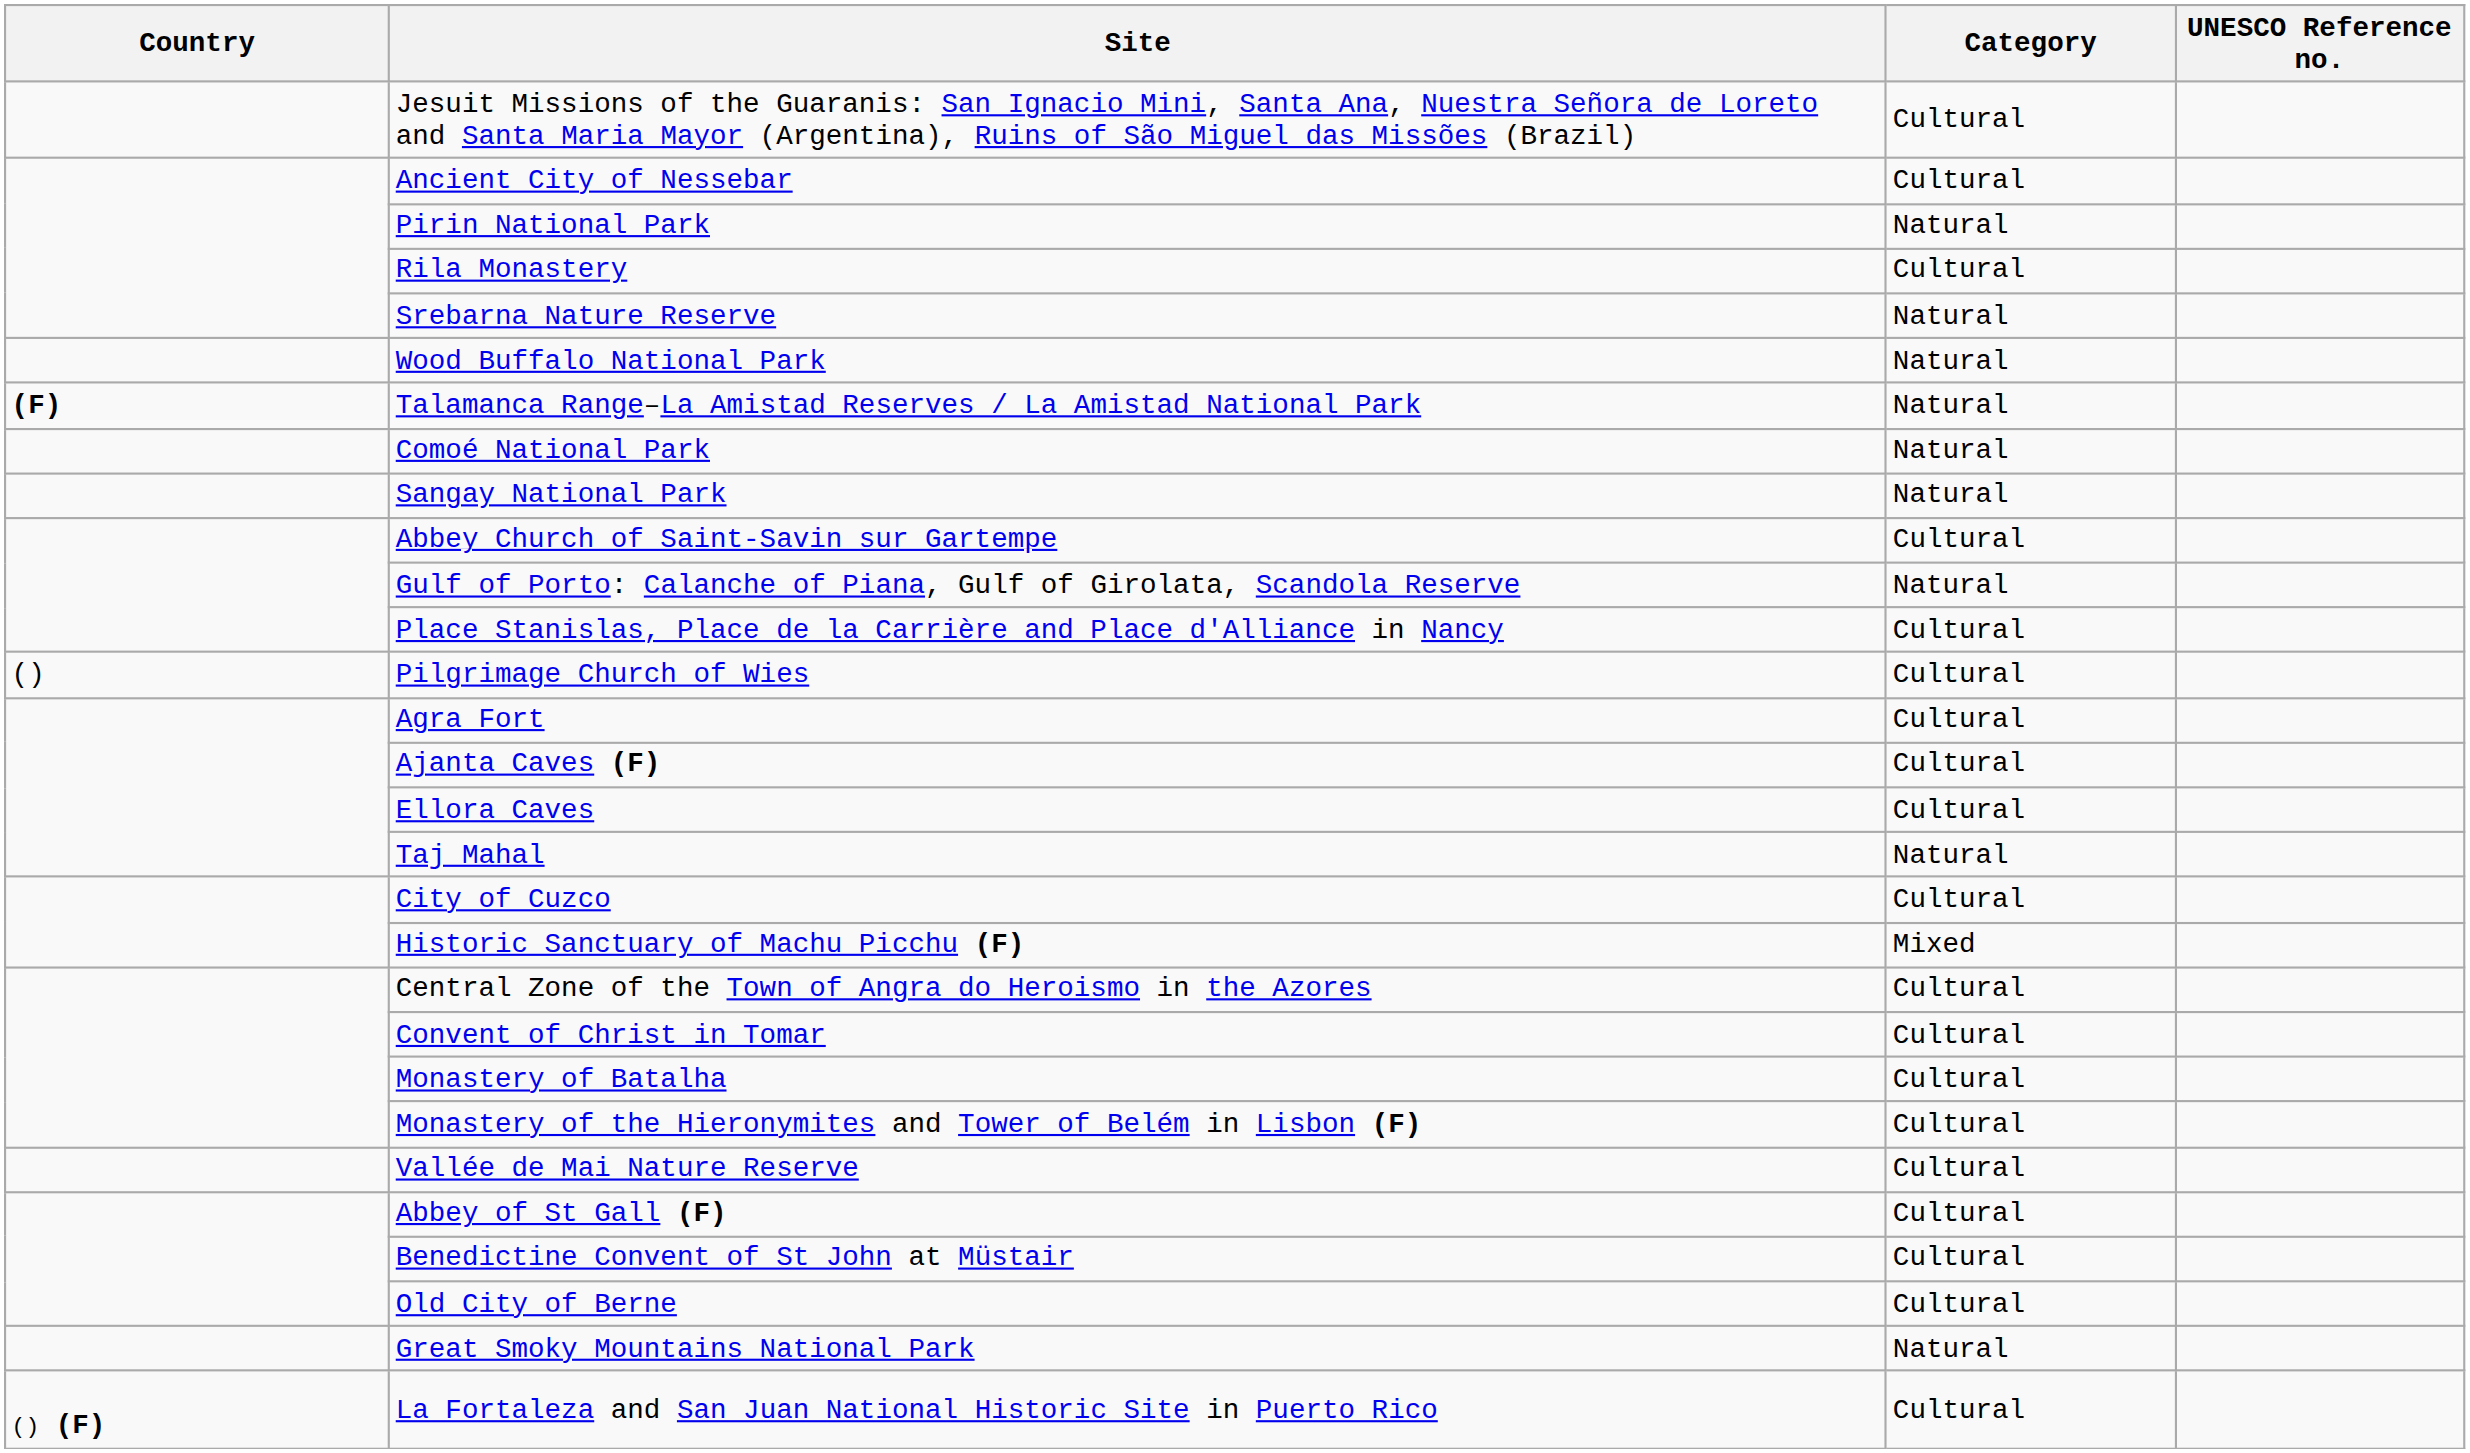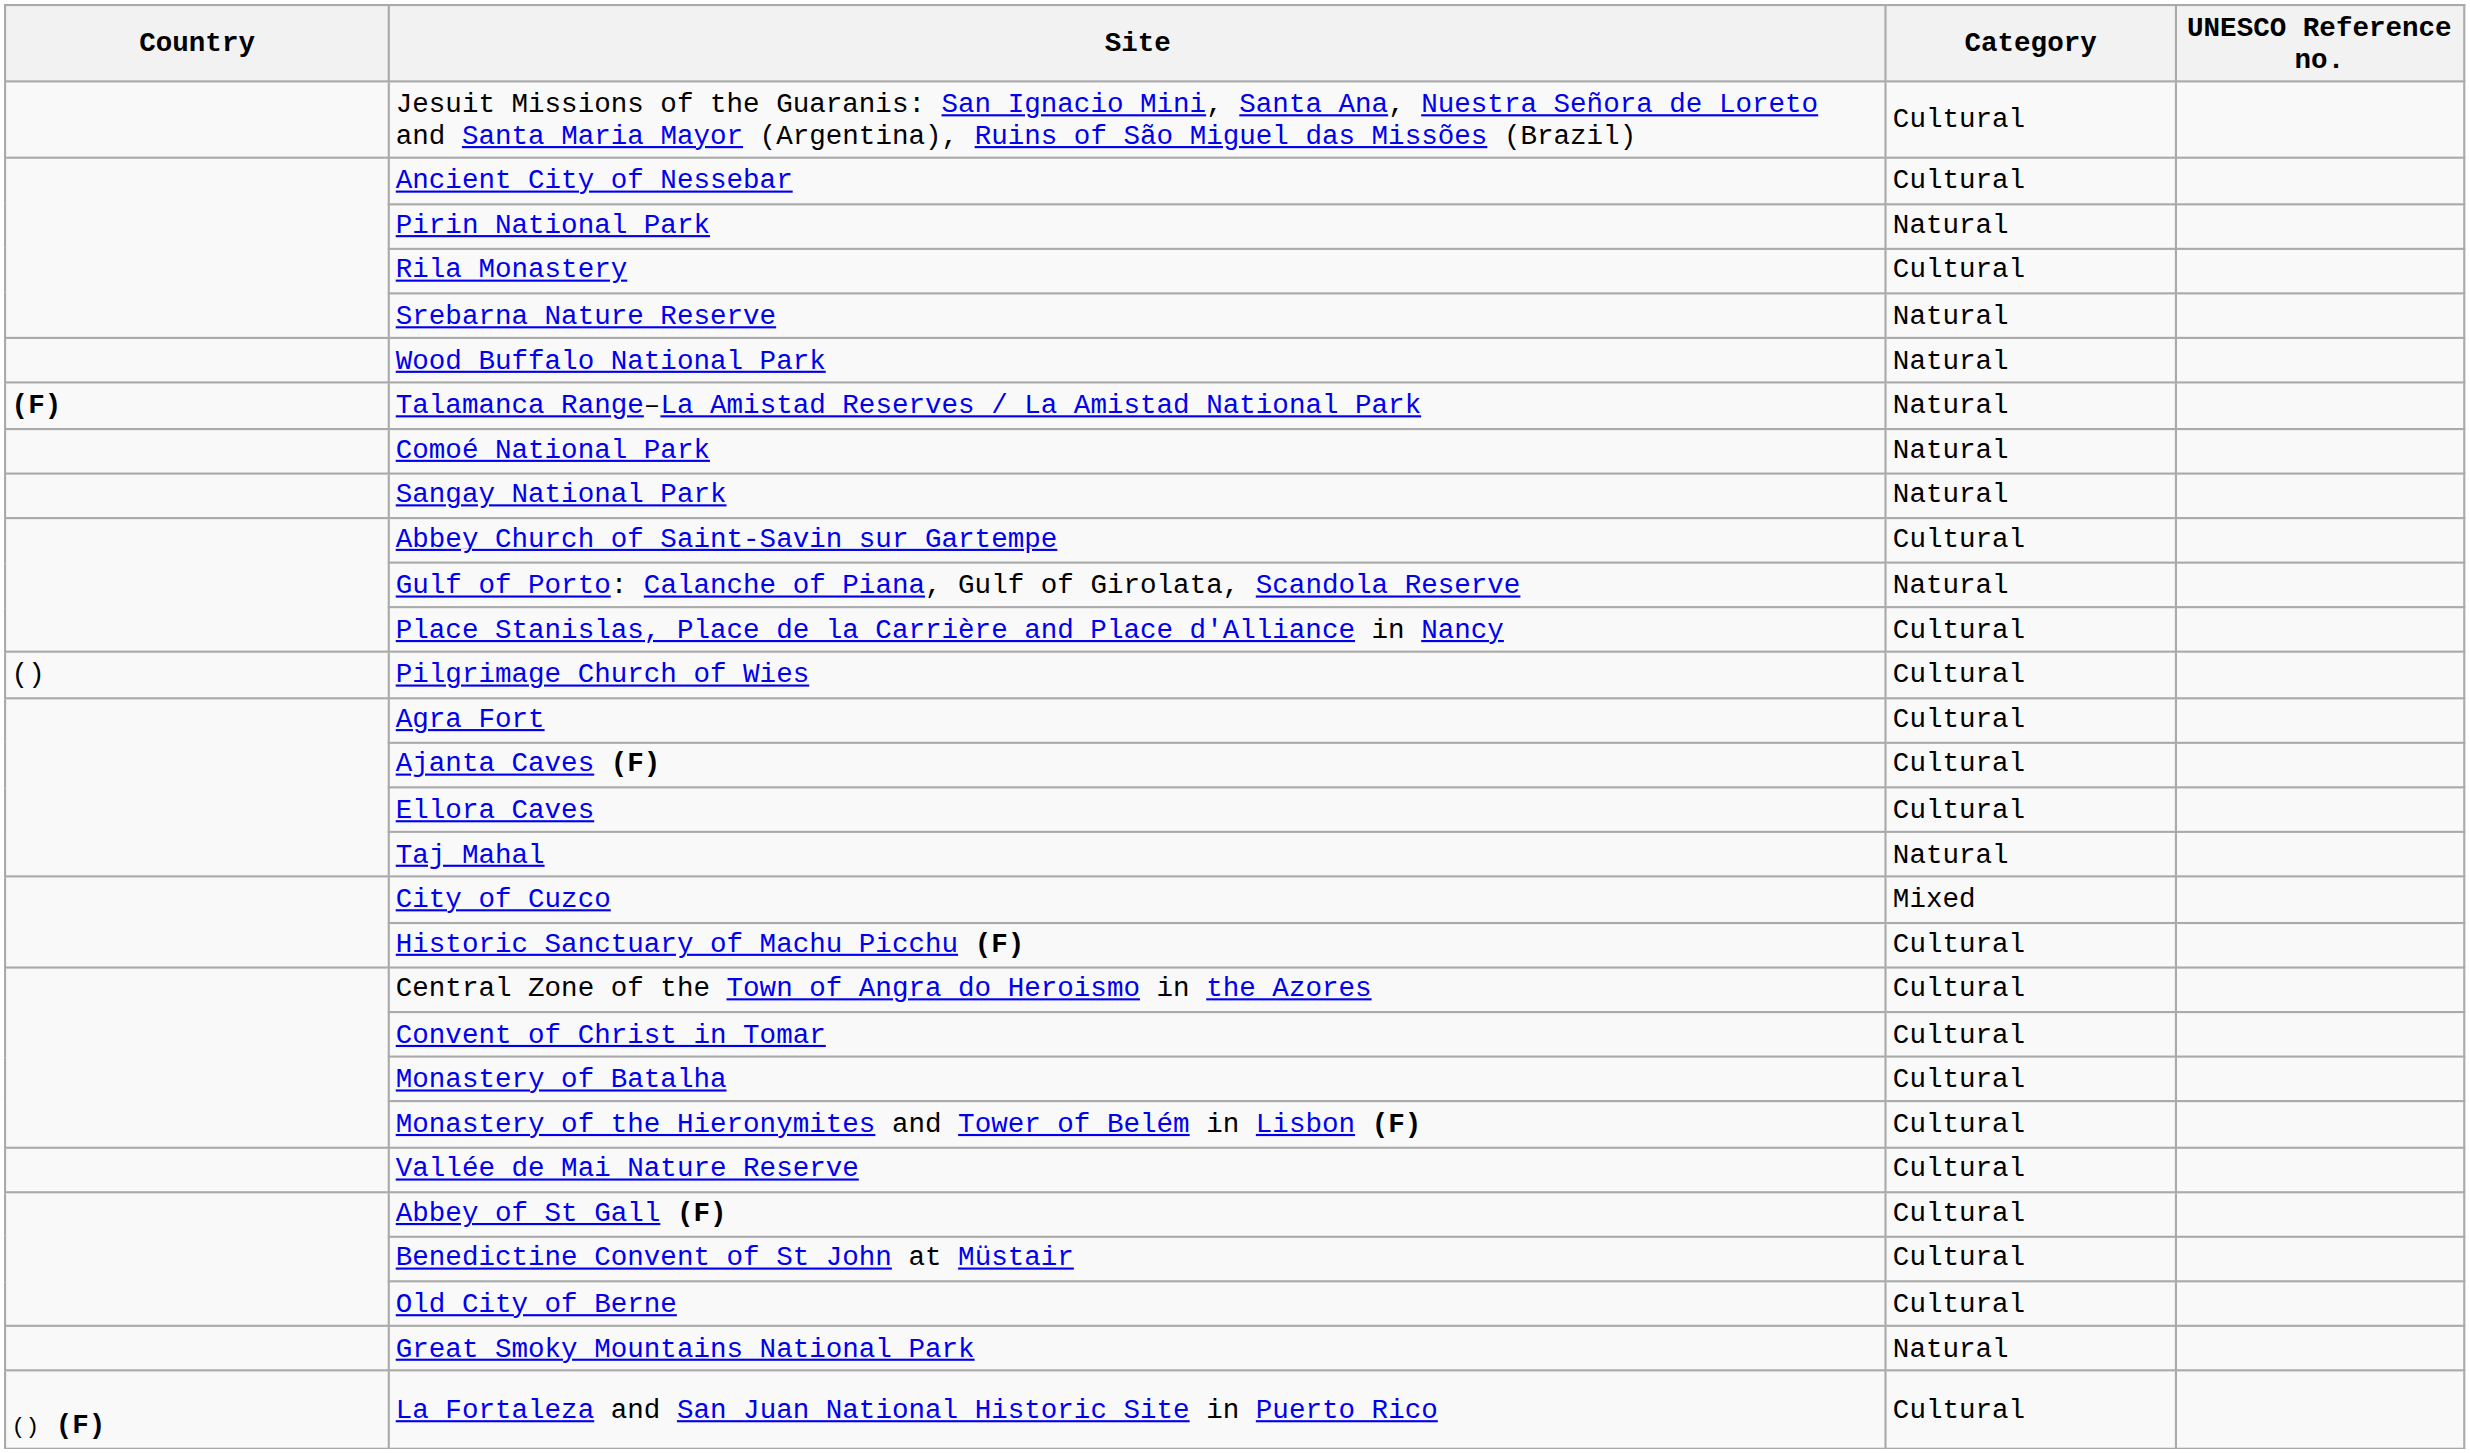(1959, 900) Cultural -> (1934, 900) Mixed
(1934, 945) Mixed -> (1959, 945) Cultural
